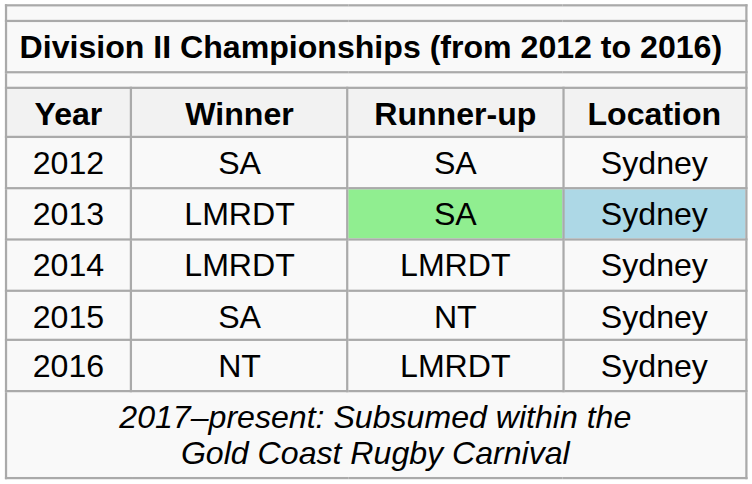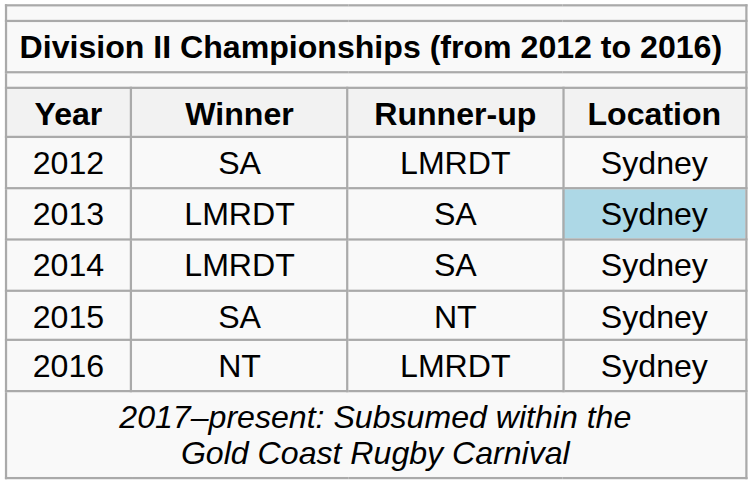(455, 163) SA -> (455, 163) LMRDT
(455, 214) lightgreen background -> (455, 214) no background
(455, 265) LMRDT -> (455, 265) SA
